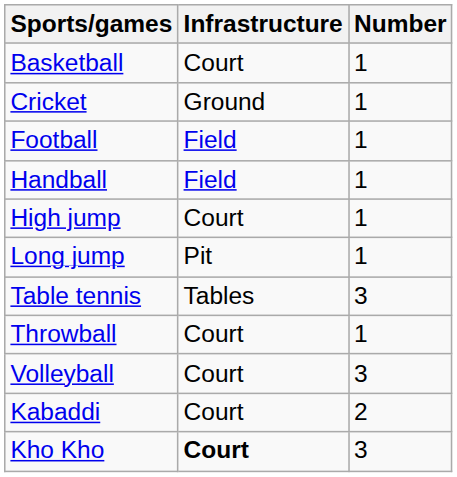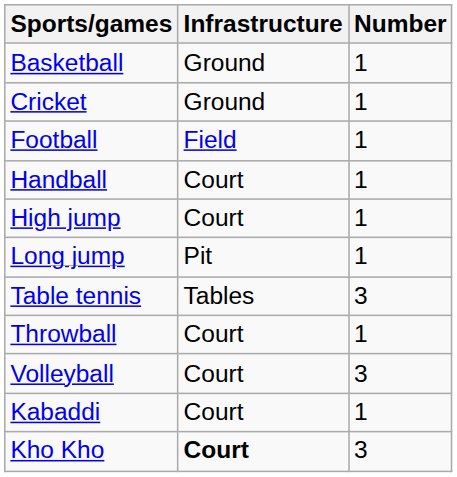(214, 62) Court -> (224, 62) Ground
(210, 179) Field -> (214, 179) Court
(361, 412) 2 -> (361, 412) 1
